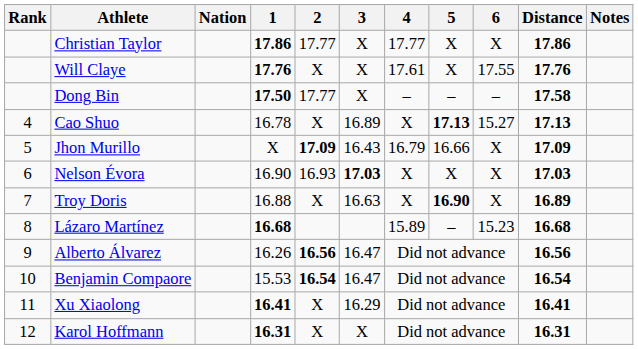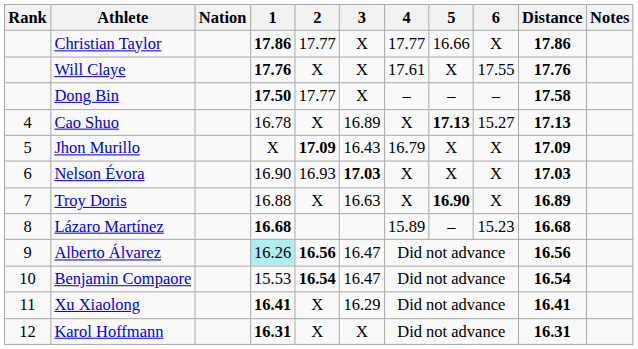(451, 43) X -> (451, 43) 16.66
(451, 148) 16.66 -> (451, 148) X
(273, 252) no background -> (273, 252) paleturquoise background
